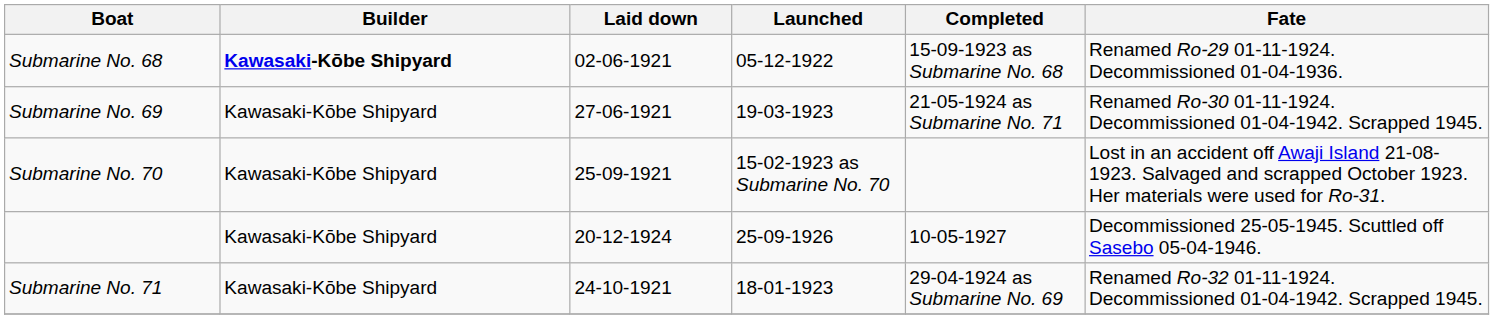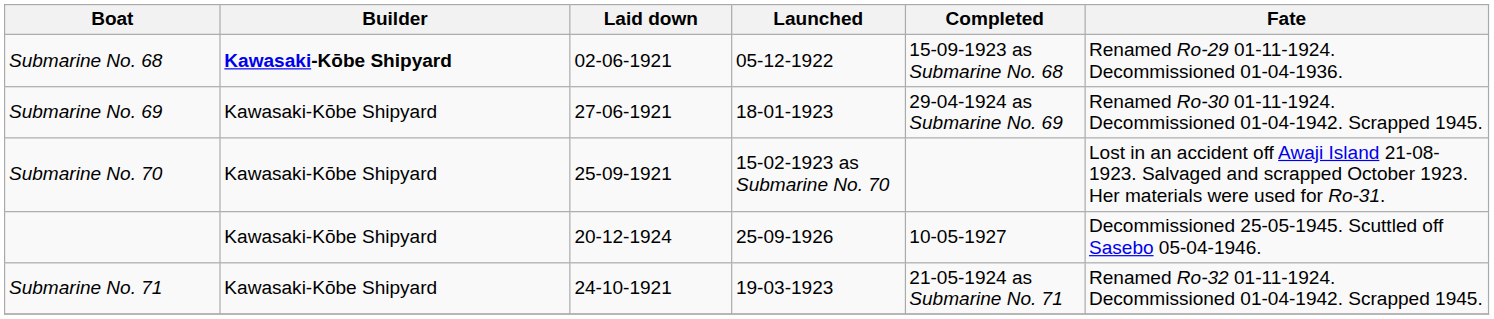(785, 112) 19-03-1923 -> (785, 112) 18-01-1923
(986, 112) 21-05-1924 as Submarine No. 71 -> (986, 112) 29-04-1924 as Submarine No. 69
(785, 288) 18-01-1923 -> (785, 288) 19-03-1923
(986, 288) 29-04-1924 as Submarine No. 69 -> (986, 288) 21-05-1924 as Submarine No. 71
